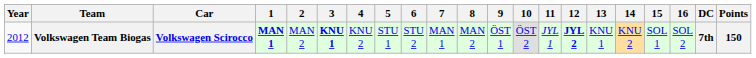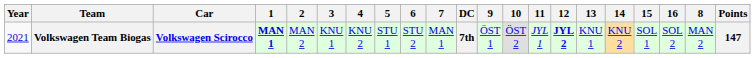columns swapped: (472, 13) <-> (706, 13)
(18, 37) 2012 -> (18, 37) 2021
(332, 37) bold -> (331, 37) normal
(734, 37) 150 -> (733, 37) 147
